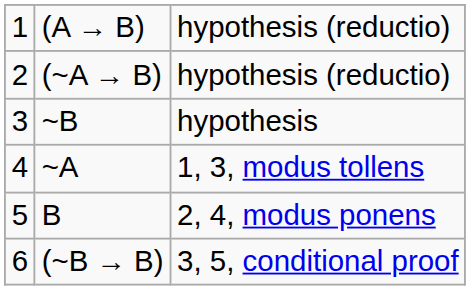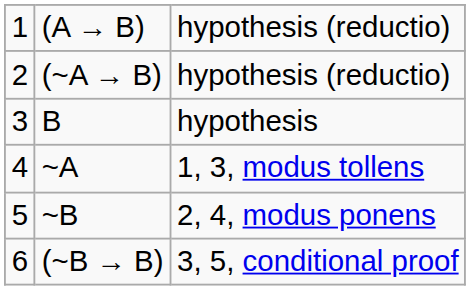(60, 121) ~B -> (51, 121) B
(51, 214) B -> (60, 214) ~B
